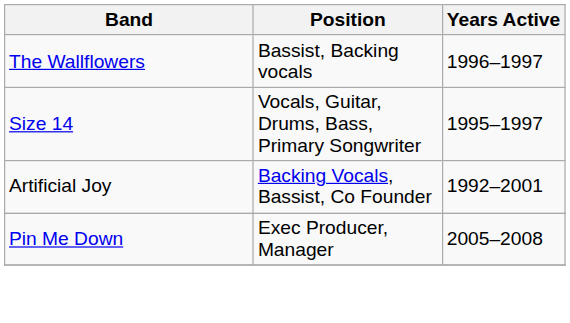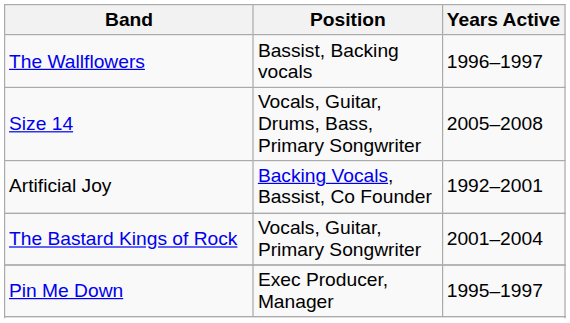(495, 123) 1995–1997 -> (495, 123) 2005–2008
+ row: (123, 238)
(495, 238) 2005–2008 -> (495, 290) 1995–1997
